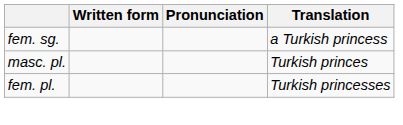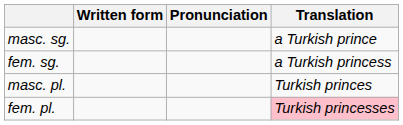+ row: (39, 39)
(331, 85) no background -> (335, 108) pink background
